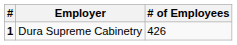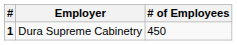(157, 31) 426 -> (157, 31) 450
